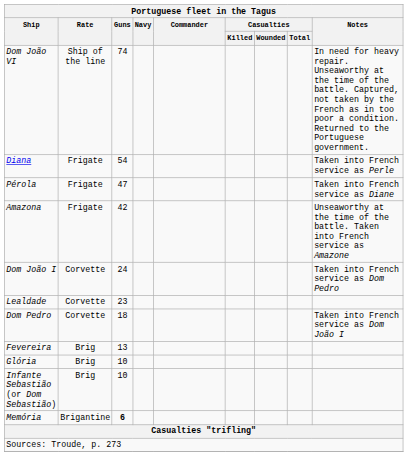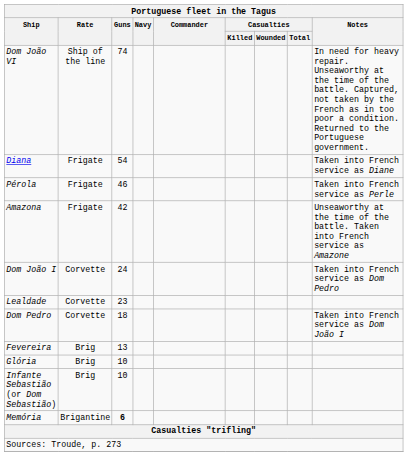(357, 166) Taken into French service as Perle -> (357, 166) Taken into French service as Diane
(122, 184) 47 -> (122, 184) 46
(357, 189) Taken into French service as Diane -> (357, 189) Taken into French service as Perle
